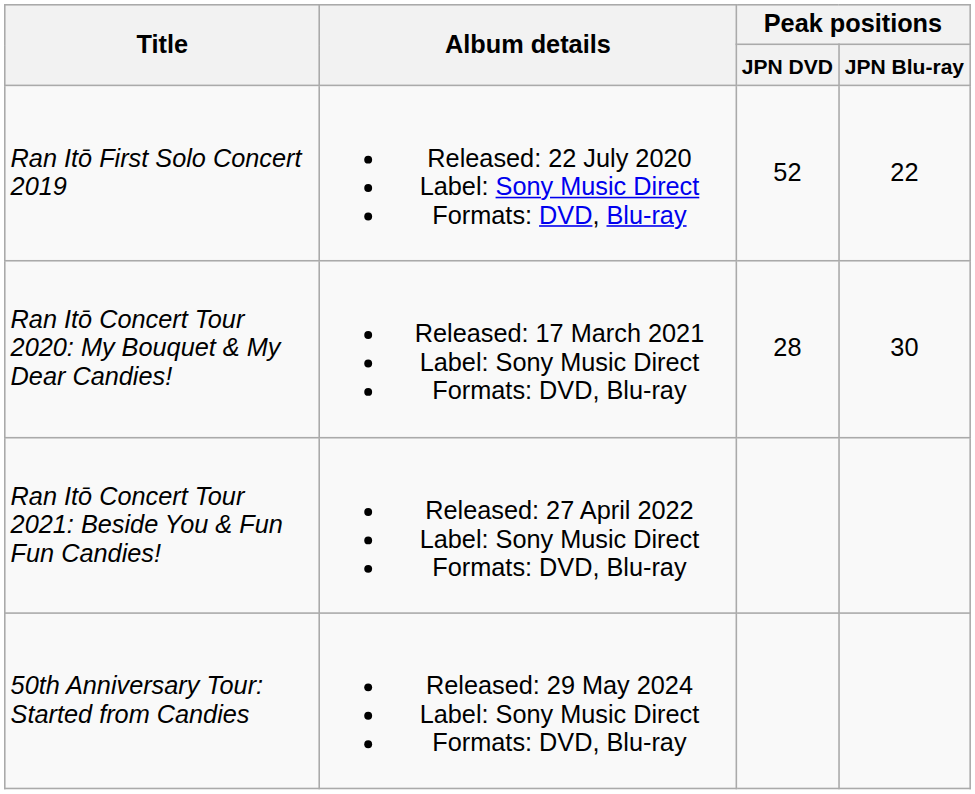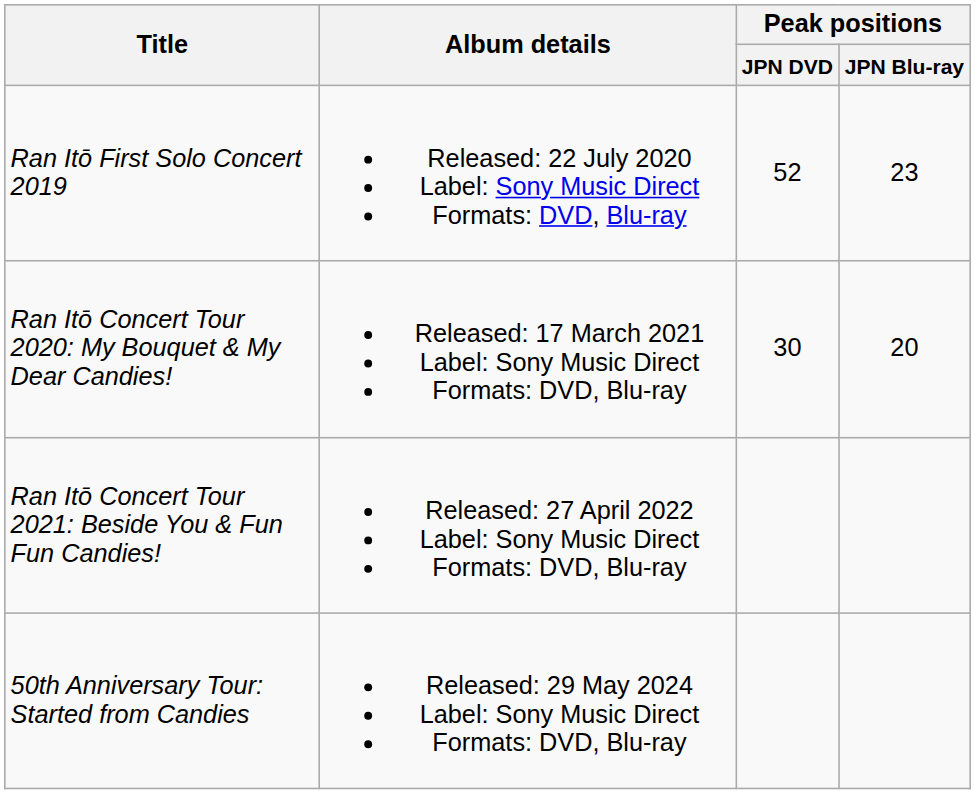(904, 172) 22 -> (904, 172) 23
(787, 348) 28 -> (787, 348) 30
(904, 348) 30 -> (904, 348) 20
